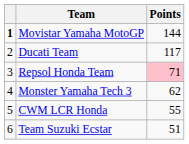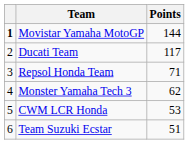(175, 72) pink background -> (175, 72) no background
(175, 110) 55 -> (175, 110) 53
